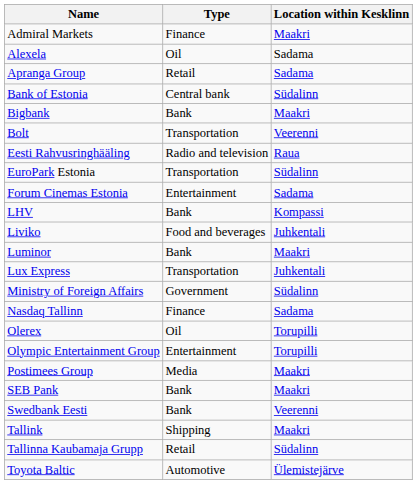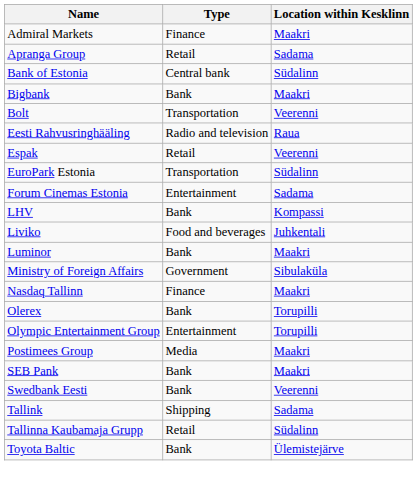- row: (27, 53)
+ row: (23, 152)
- row: (39, 271)
(296, 291) Südalinn -> (301, 271) Sibulaküla
(294, 311) Sadama -> (292, 291) Maakri
(173, 331) Oil -> (179, 311) Bank
(292, 430) Maakri -> (294, 410) Sadama
(195, 469) Automotive -> (179, 449) Bank
